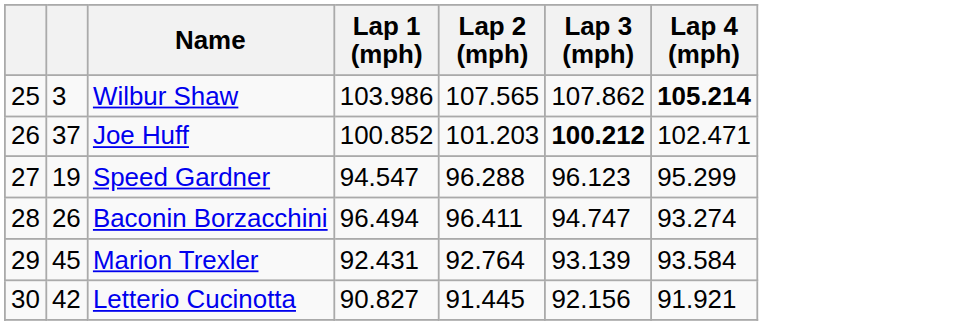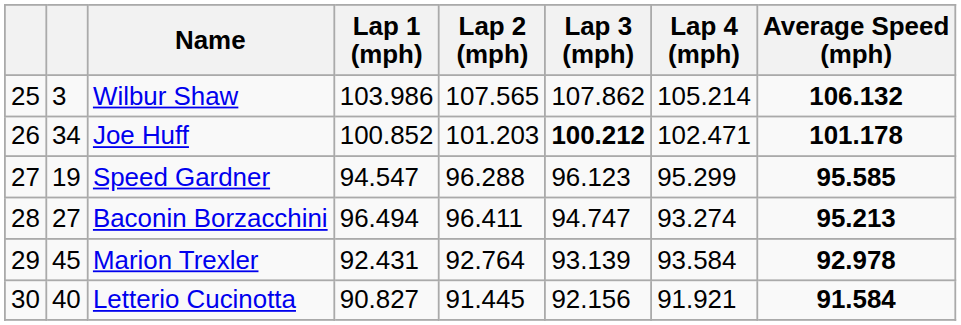+ column: (856, 40)
(704, 96) bold -> (704, 96) normal
(66, 136) 37 -> (66, 136) 34
(66, 218) 26 -> (66, 218) 27
(66, 300) 42 -> (66, 300) 40
